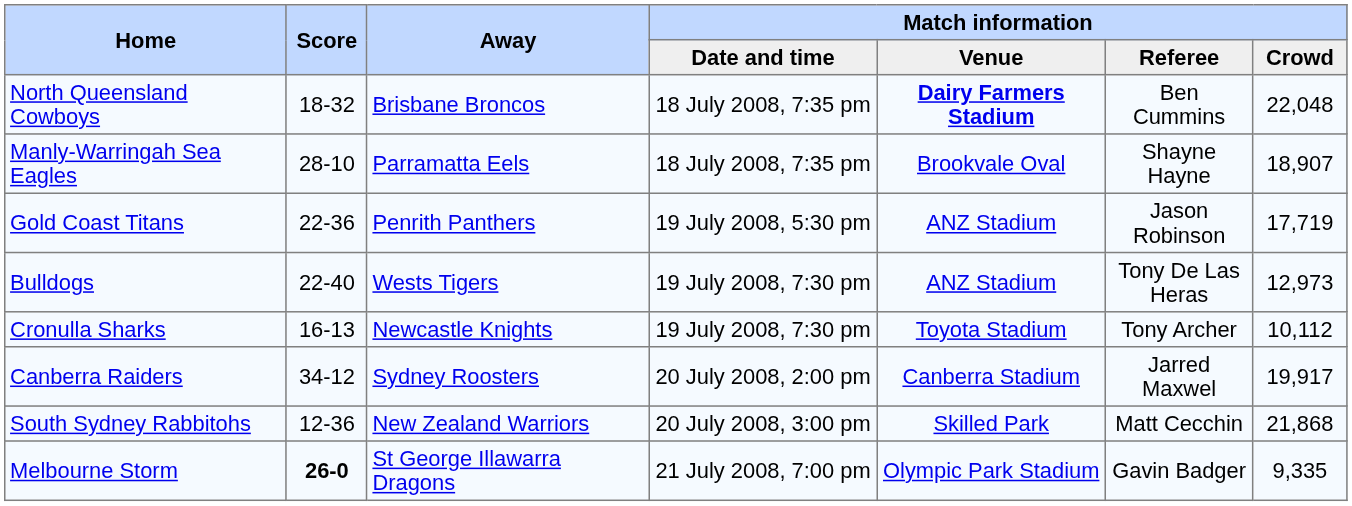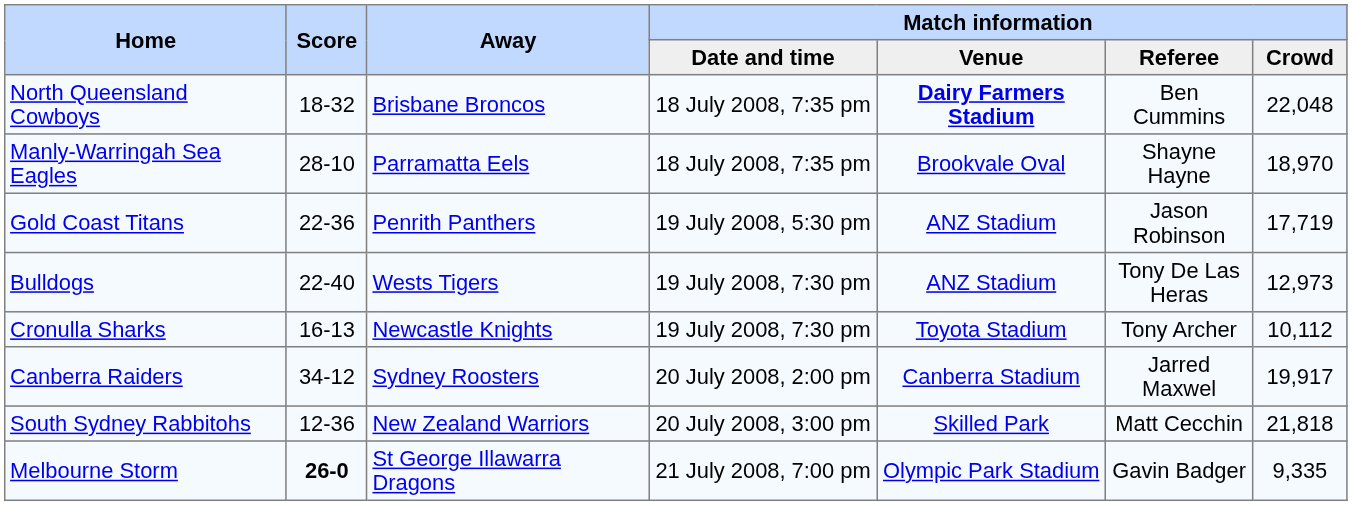(1300, 164) 18,907 -> (1300, 164) 18,970
(1300, 424) 21,868 -> (1300, 424) 21,818
